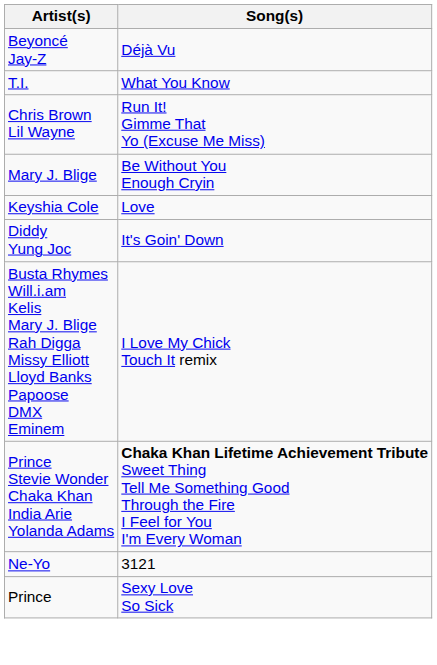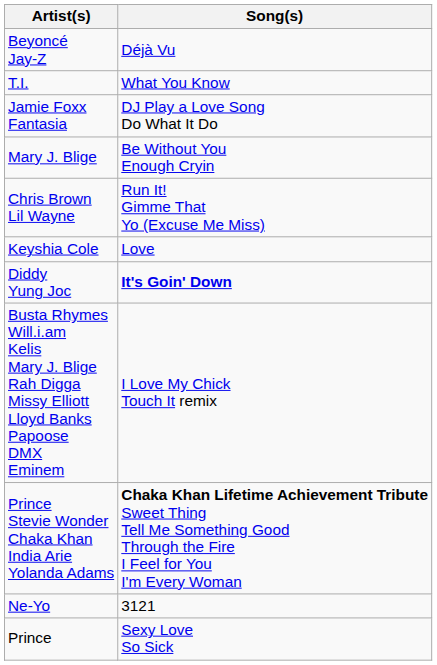+ row: (47, 115)
rows swapped: (50, 124) <-> (52, 174)
(172, 240) normal -> (177, 282) bold
